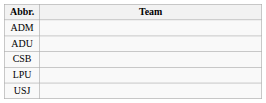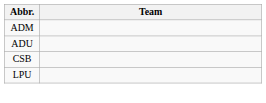- row: (22, 91)
